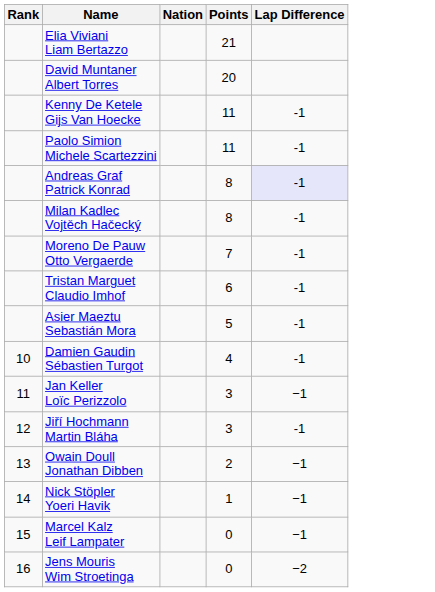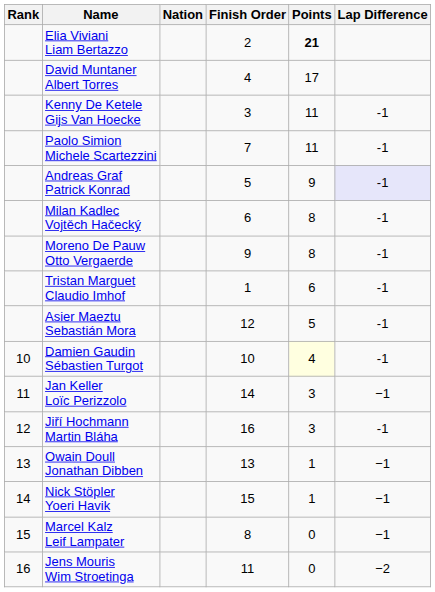+ column: (247, 14)
(229, 42) normal -> (312, 42) bold
(229, 77) 20 -> (312, 77) 17
(229, 183) 8 -> (312, 183) 9
(229, 253) 7 -> (312, 253) 8
(229, 358) no background -> (312, 358) lightyellow background
(229, 464) 2 -> (312, 464) 1
